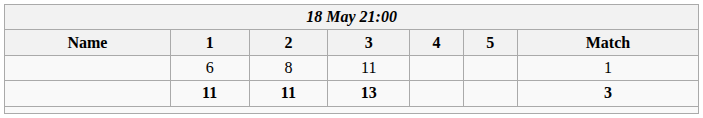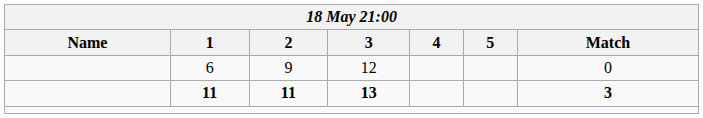(288, 67) 8 -> (288, 67) 9
(369, 67) 11 -> (369, 67) 12
(608, 67) 1 -> (608, 67) 0
